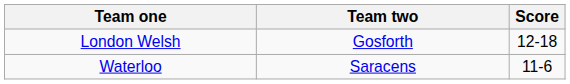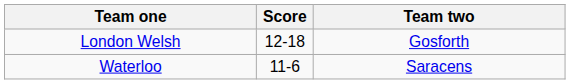columns swapped: (383, 16) <-> (537, 16)
